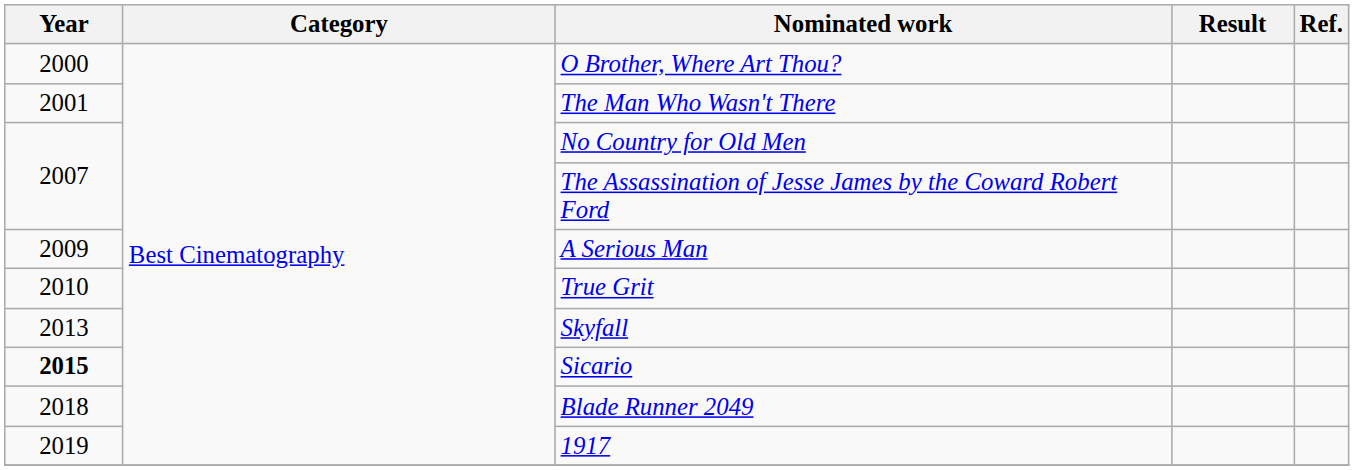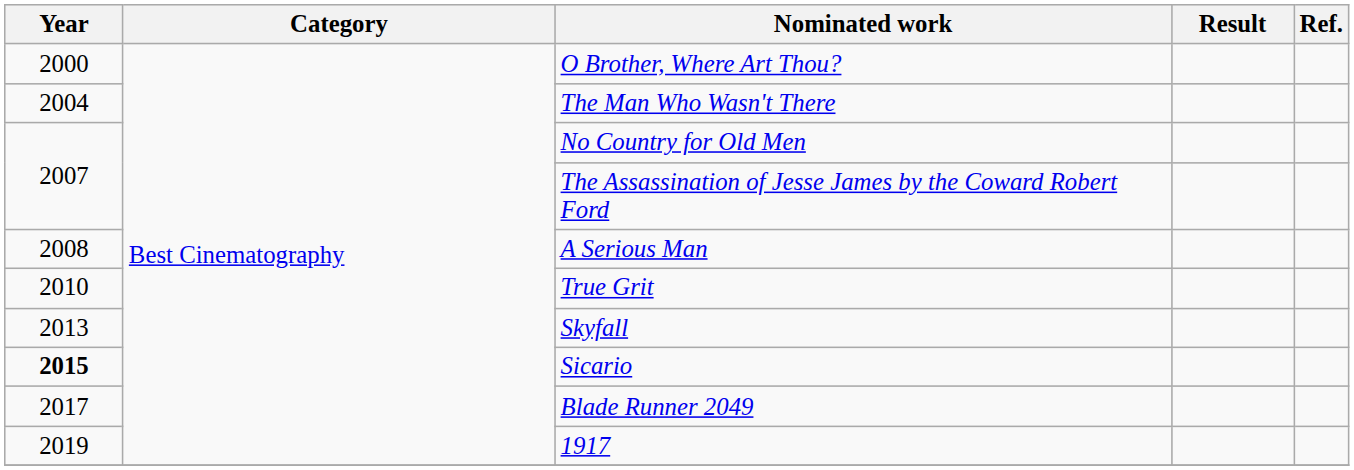(64, 102) 2001 -> (64, 102) 2004
(64, 248) 2009 -> (64, 248) 2008
(64, 406) 2018 -> (64, 406) 2017
